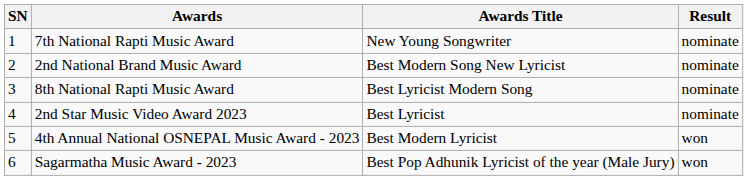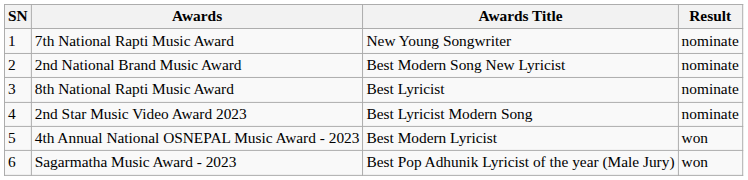(449, 89) Best Lyricist Modern Song -> (406, 89) Best Lyricist
(406, 114) Best Lyricist -> (449, 114) Best Lyricist Modern Song
